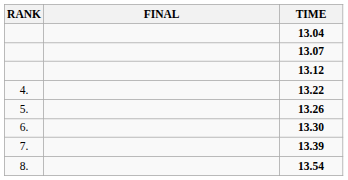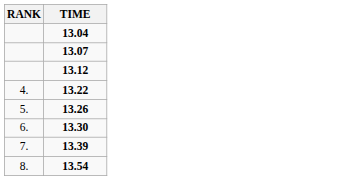- column: (162, 14)
